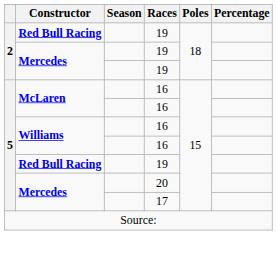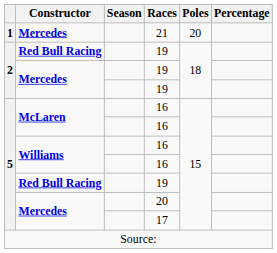+ row: (43, 32)
